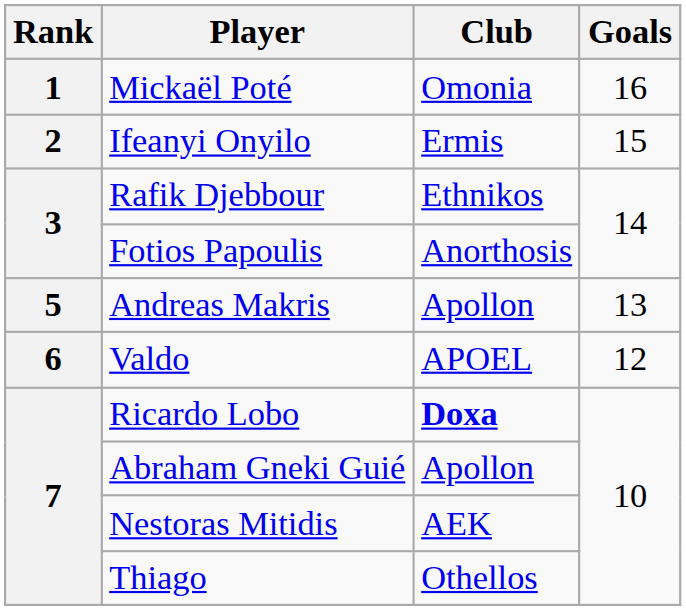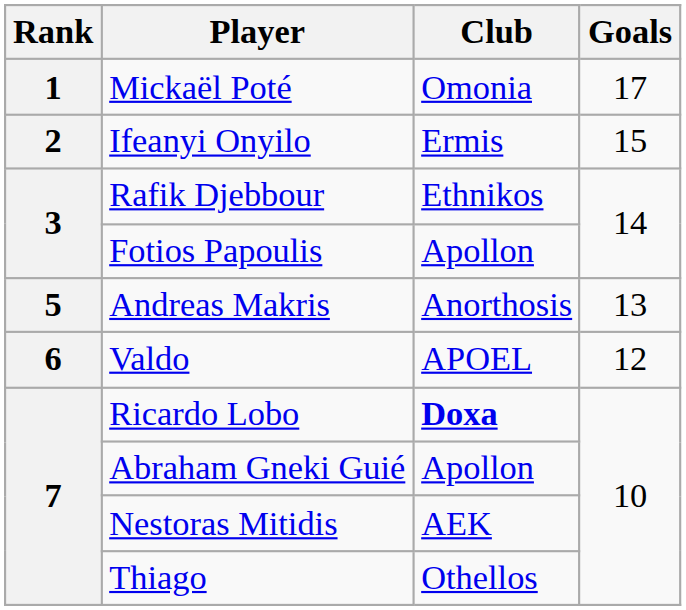(630, 86) 16 -> (630, 86) 17
(497, 250) Anorthosis -> (478, 250) Apollon
(478, 304) Apollon -> (497, 304) Anorthosis
